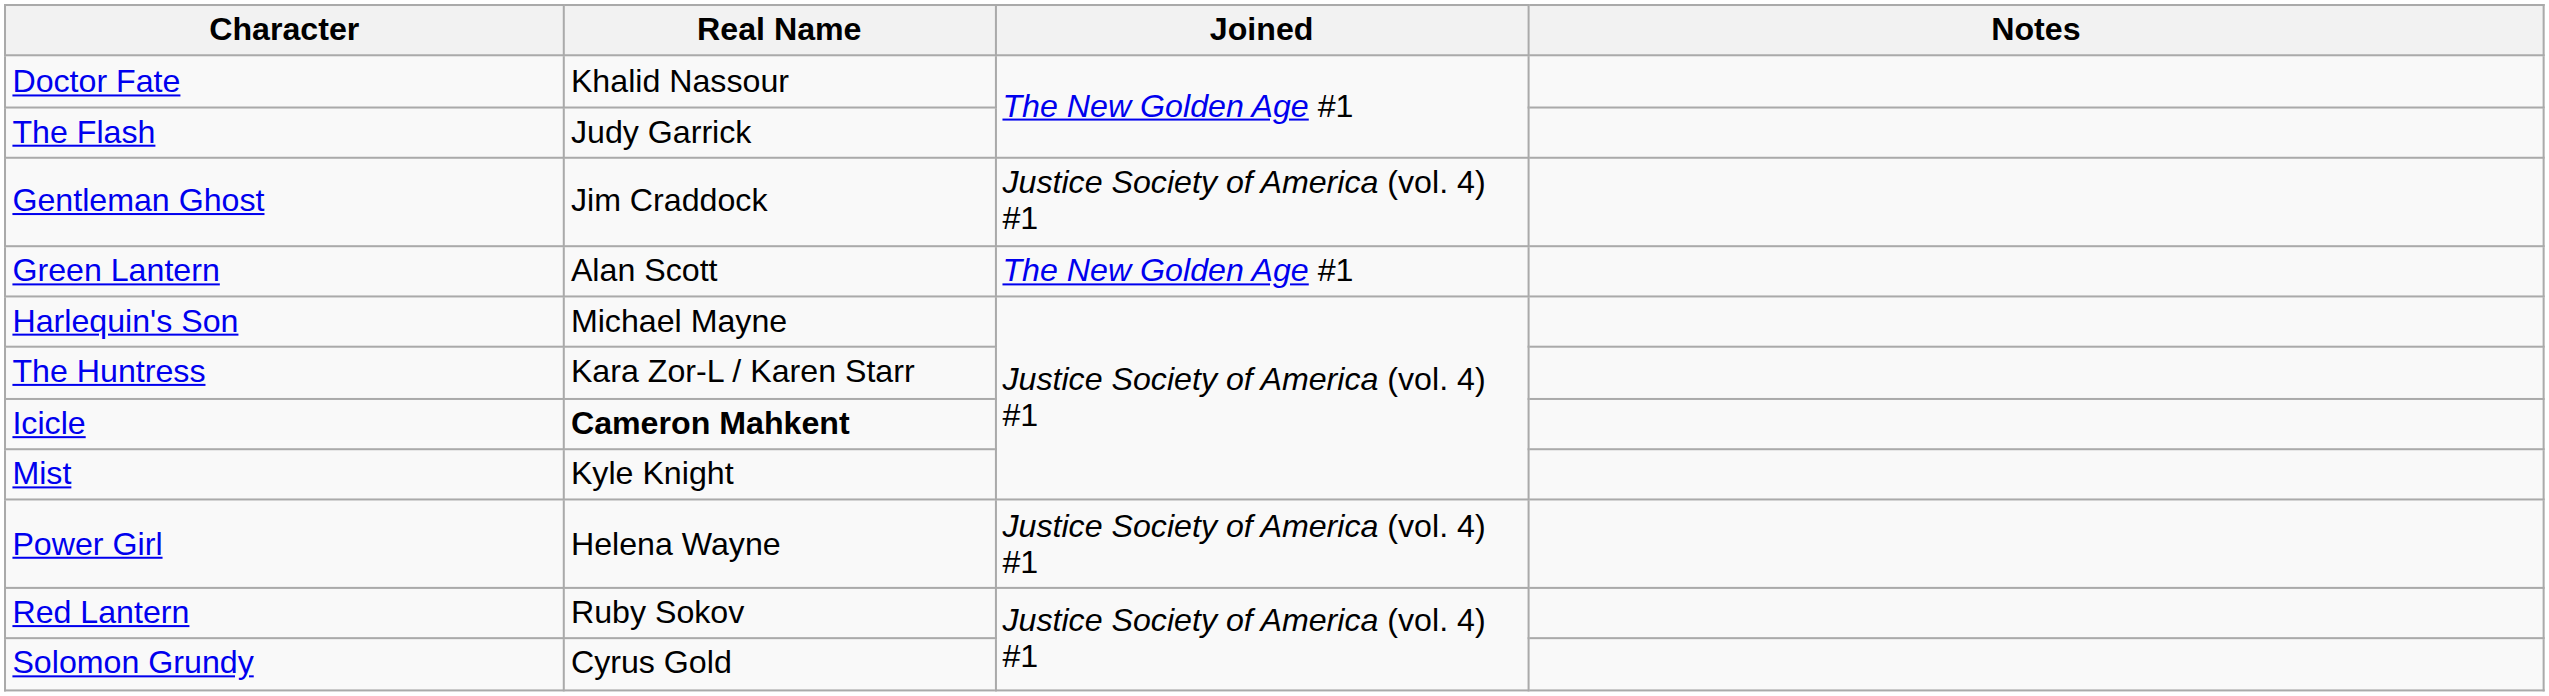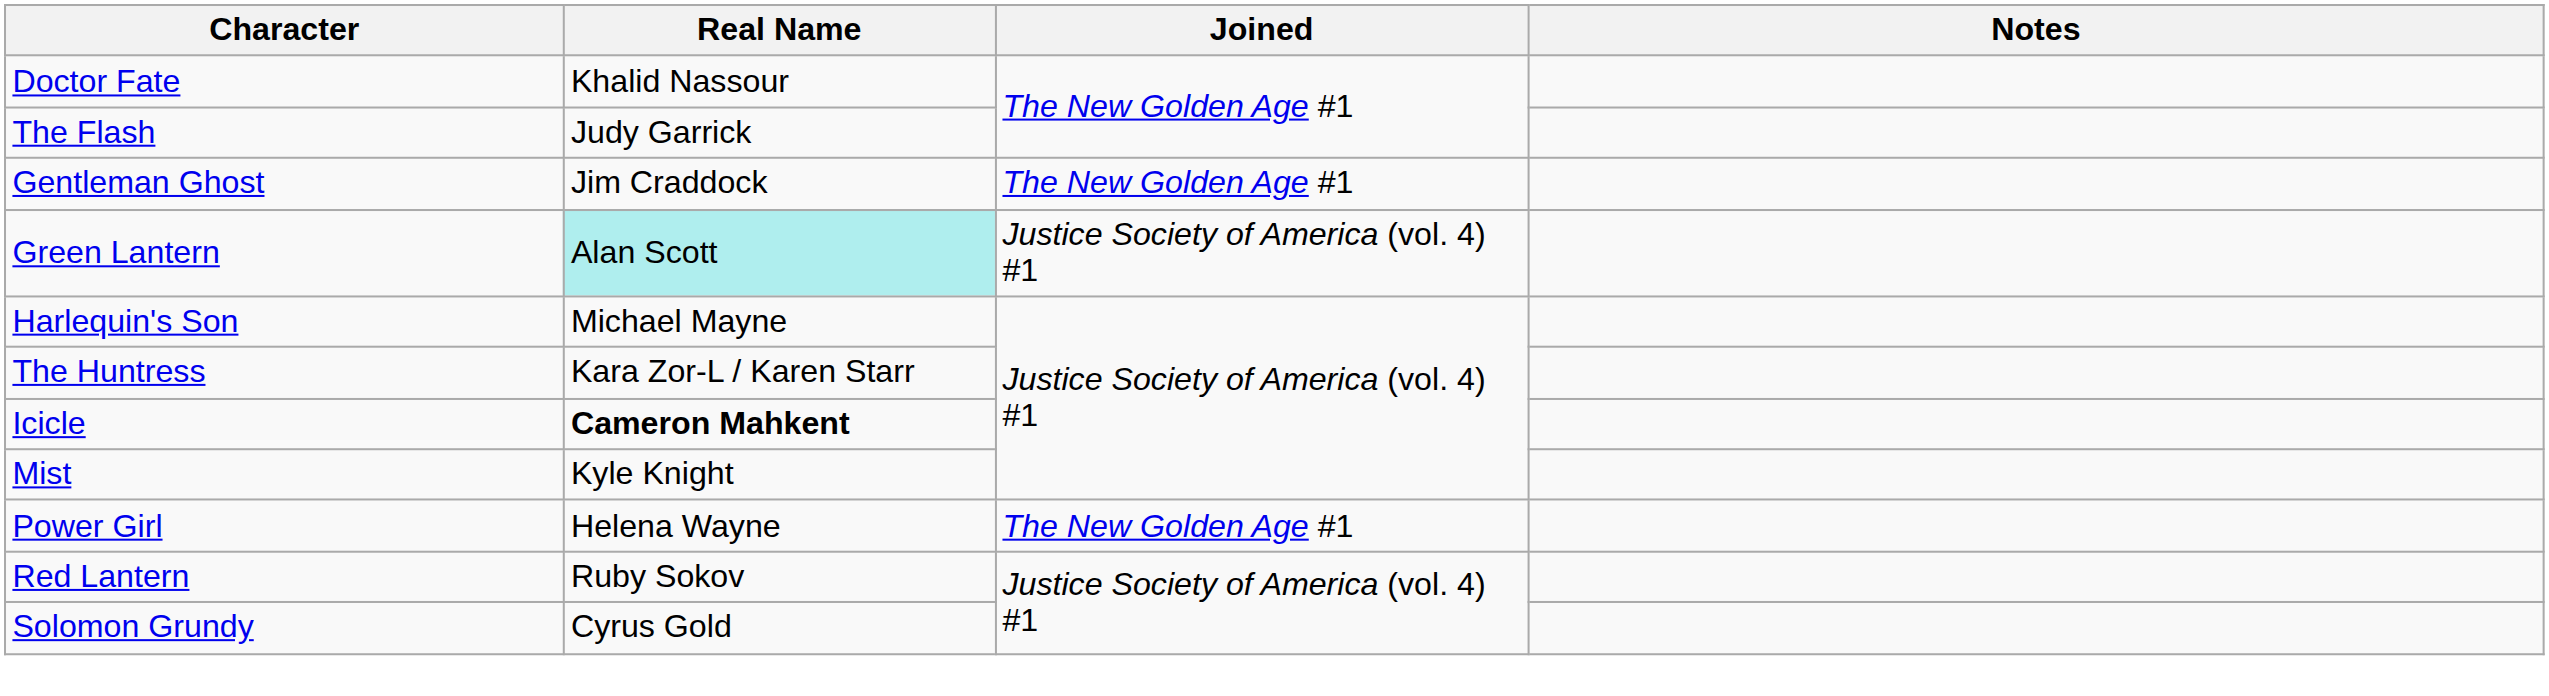(1244, 201) Justice Society of America (vol. 4) #1 -> (1178, 183) The New Golden Age #1
(644, 270) no background -> (644, 252) paleturquoise background
(1178, 270) The New Golden Age #1 -> (1244, 252) Justice Society of America (vol. 4) #1
(1244, 543) Justice Society of America (vol. 4) #1 -> (1178, 525) The New Golden Age #1
